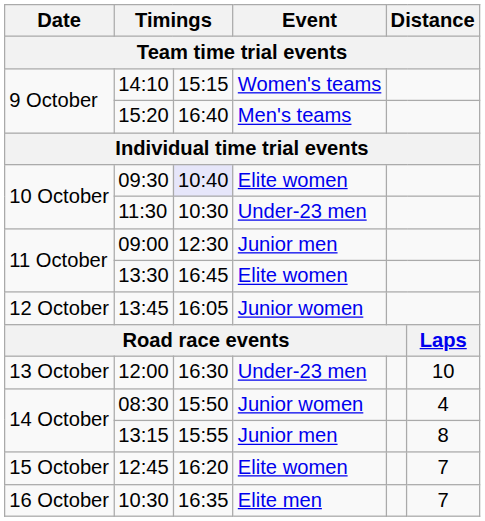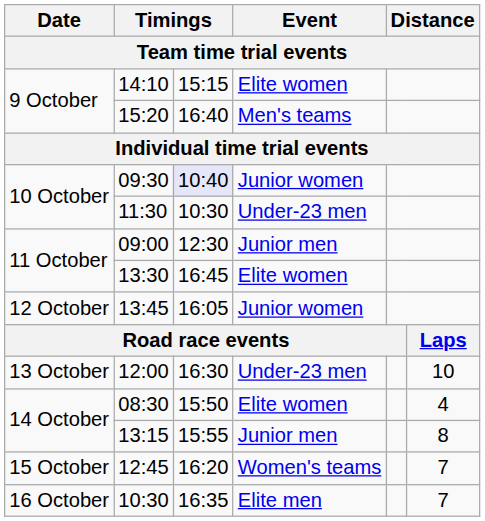(310, 84) Women's teams -> (293, 84) Elite women
(293, 180) Elite women -> (301, 180) Junior women
(301, 404) Junior women -> (293, 404) Elite women
(293, 468) Elite women -> (310, 468) Women's teams
